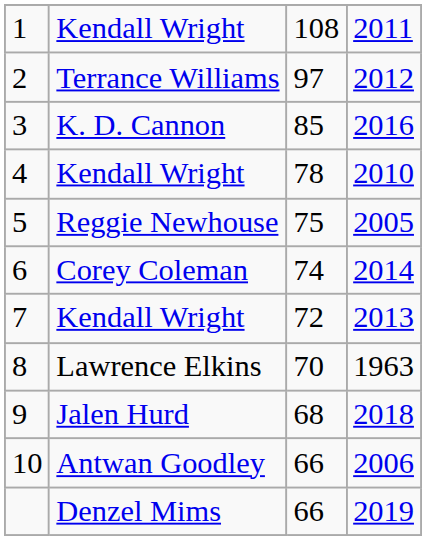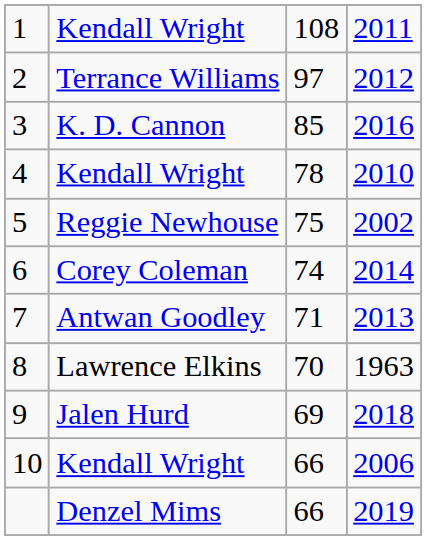(384, 221) 2005 -> (384, 221) 2002
(150, 317) Kendall Wright -> (161, 317) Antwan Goodley
(309, 317) 72 -> (309, 317) 71
(309, 414) 68 -> (309, 414) 69
(161, 462) Antwan Goodley -> (150, 462) Kendall Wright
